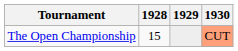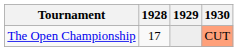(154, 36) 15 -> (154, 36) 17
